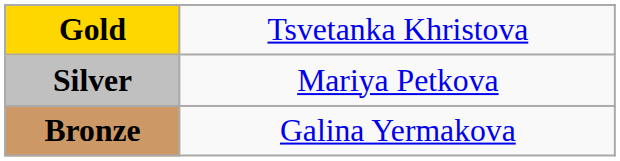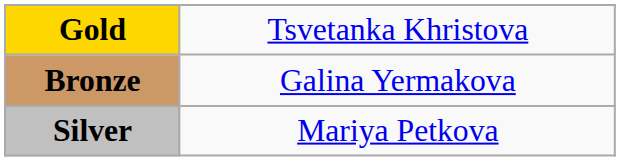rows swapped: (93, 79) <-> (93, 130)
